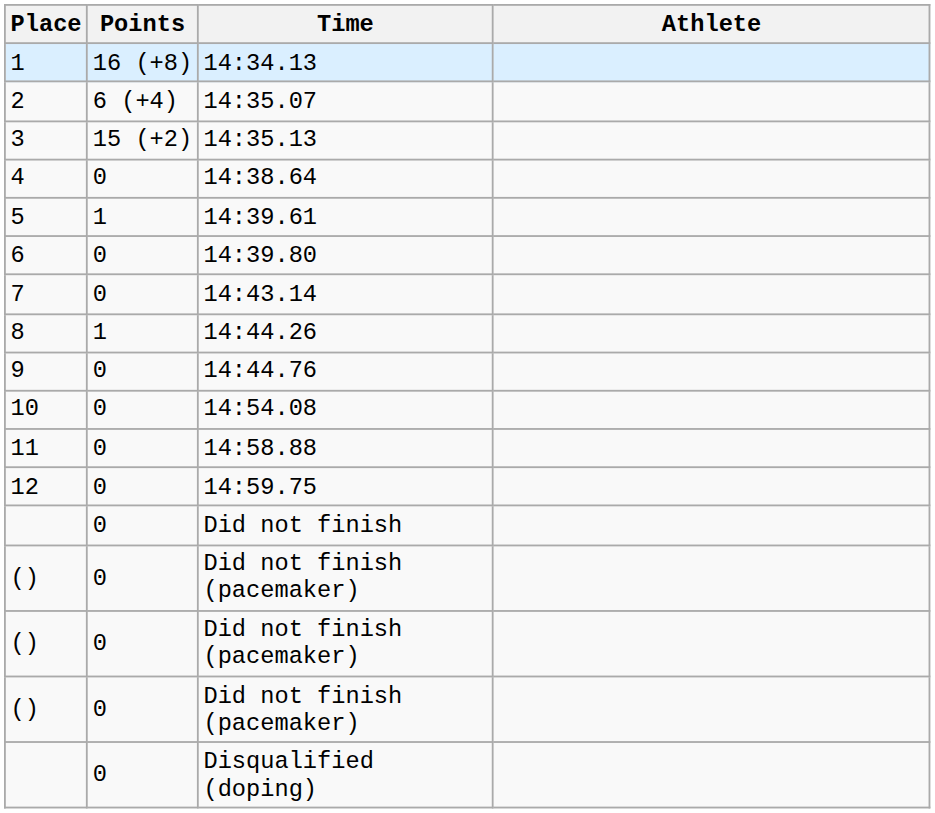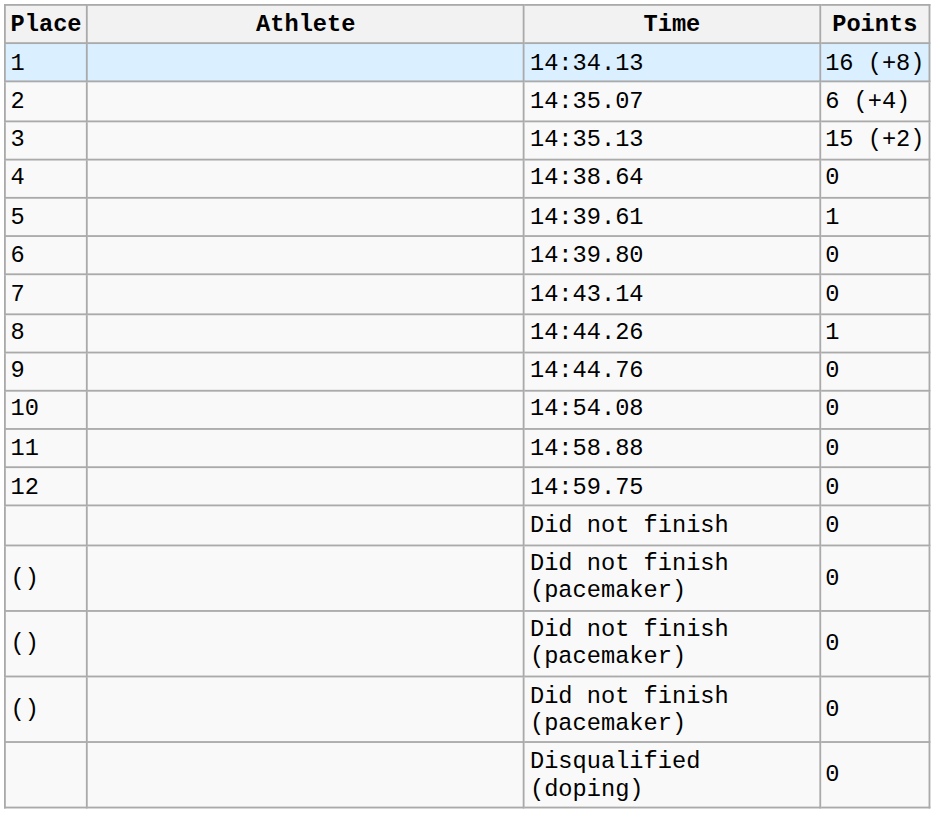columns swapped: (712, 24) <-> (142, 24)
